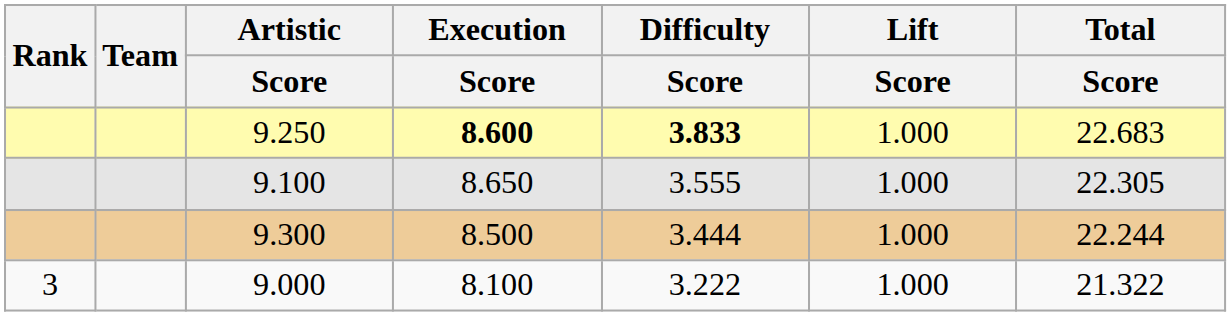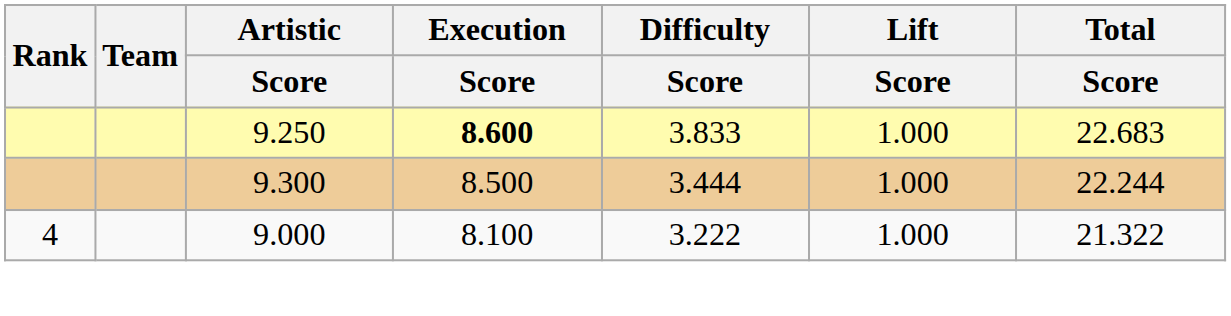(705, 132) bold -> (705, 132) normal
- row: (289, 183)
(50, 285) 3 -> (50, 234) 4
